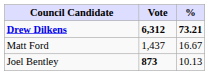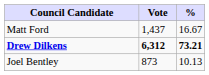rows swapped: (37, 29) <-> (28, 45)
(149, 62) bold -> (149, 62) normal
